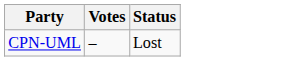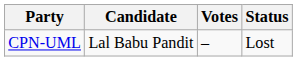+ column: (141, 17)
